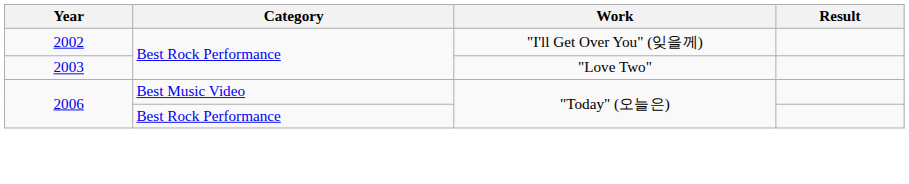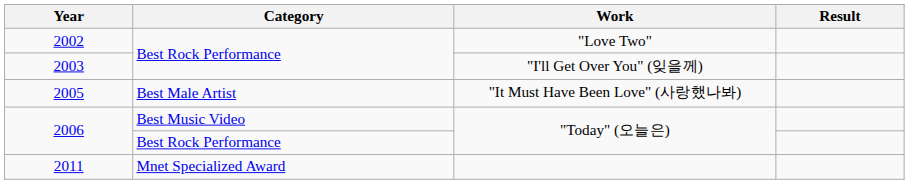(615, 41) "I'll Get Over You" (잊을께) -> (615, 40) "Love Two"
(615, 67) "Love Two" -> (615, 65) "I'll Get Over You" (잊을께)
+ row: (69, 93)
+ row: (69, 166)
